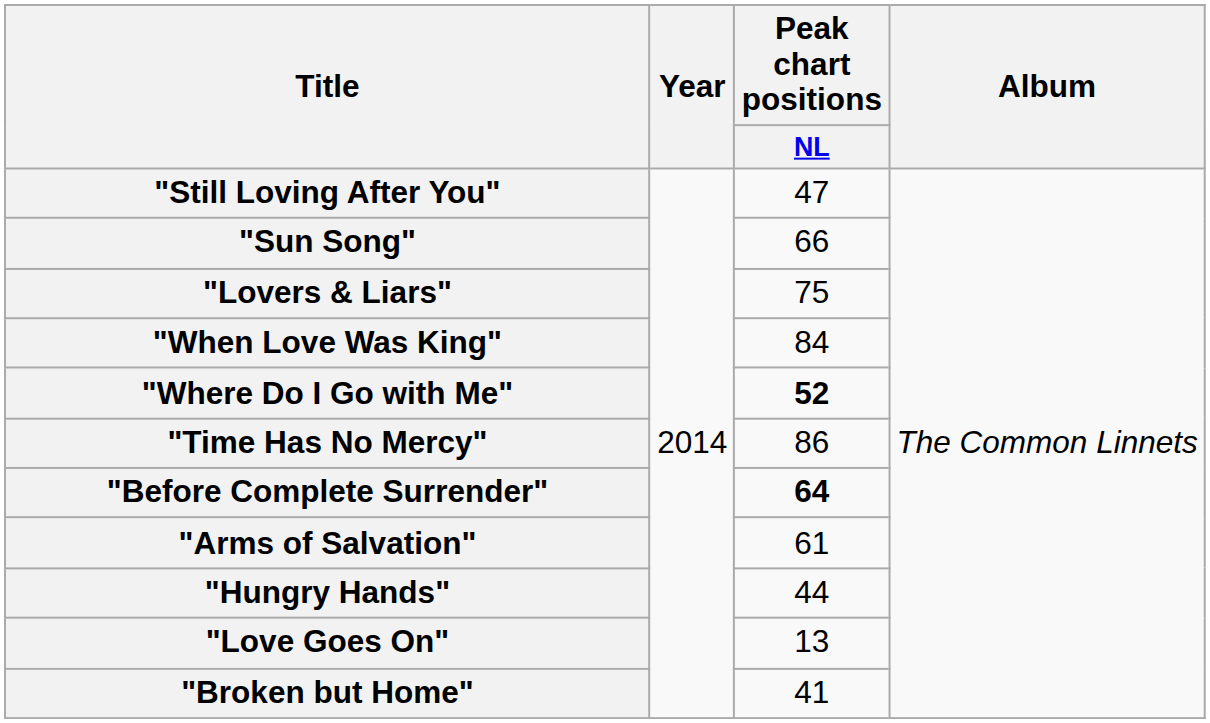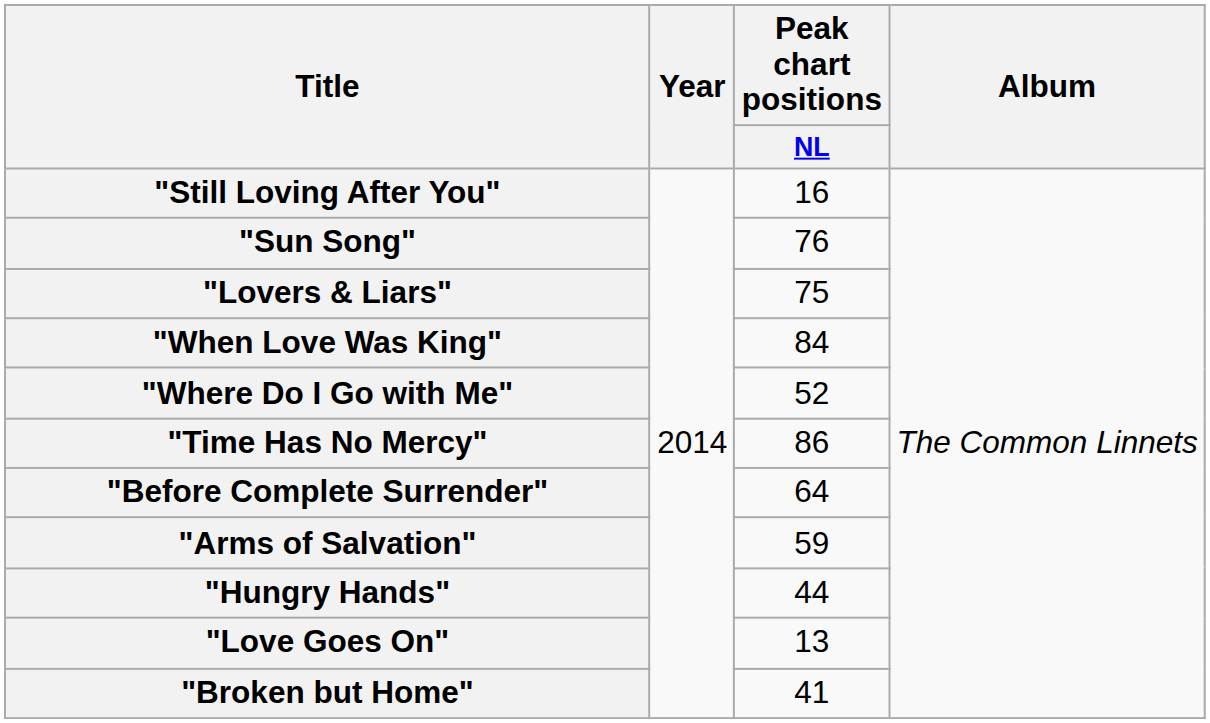(812, 192) 47 -> (812, 192) 16
(812, 242) 66 -> (812, 242) 76
(812, 392) bold -> (812, 392) normal
(812, 492) bold -> (812, 492) normal
(812, 542) 61 -> (812, 542) 59
